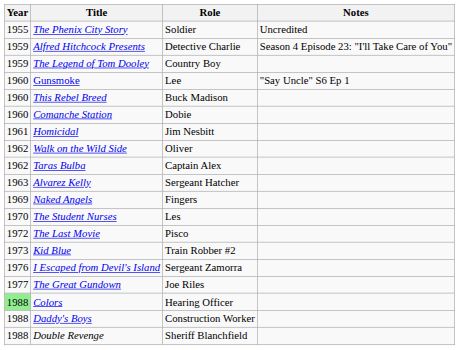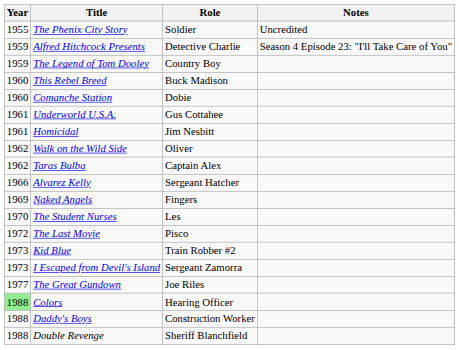- row: (56, 81)
+ row: (75, 115)
(18, 183) 1963 -> (18, 183) 1966
(18, 268) 1976 -> (18, 268) 1973
